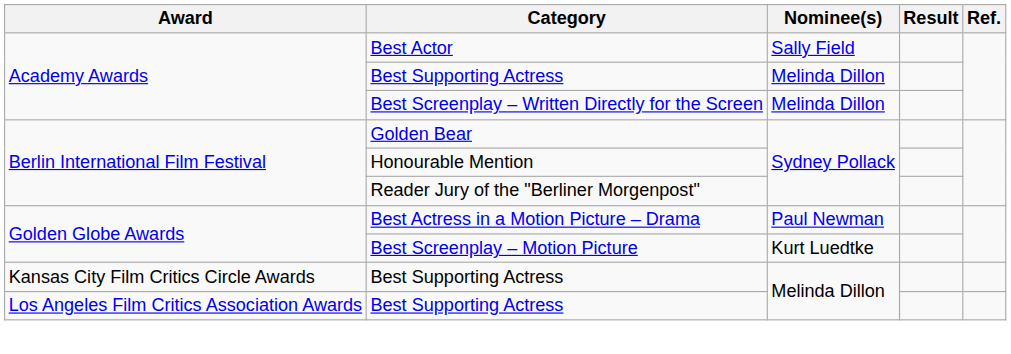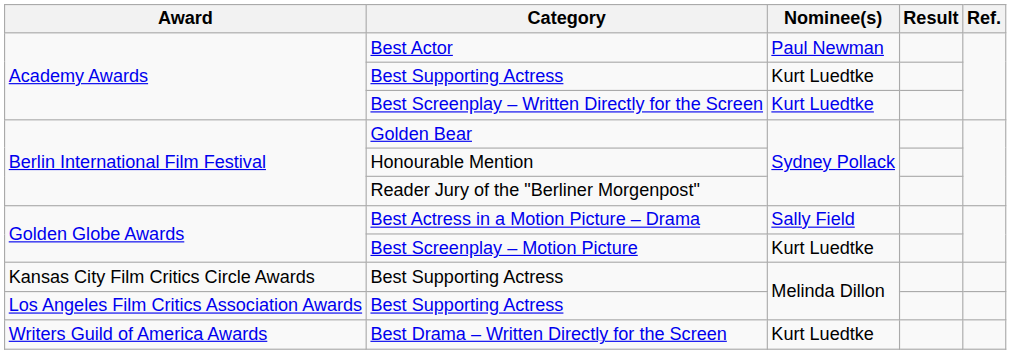(813, 47) Sally Field -> (828, 47) Paul Newman
(828, 76) Melinda Dillon -> (823, 76) Kurt Luedtke
(828, 104) Melinda Dillon -> (823, 104) Kurt Luedtke
(828, 219) Paul Newman -> (813, 219) Sally Field
+ row: (138, 334)
